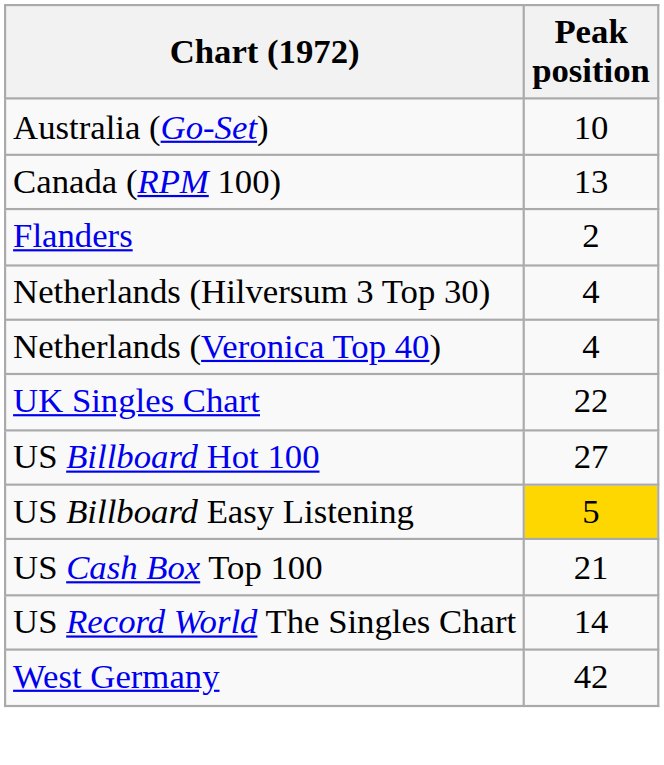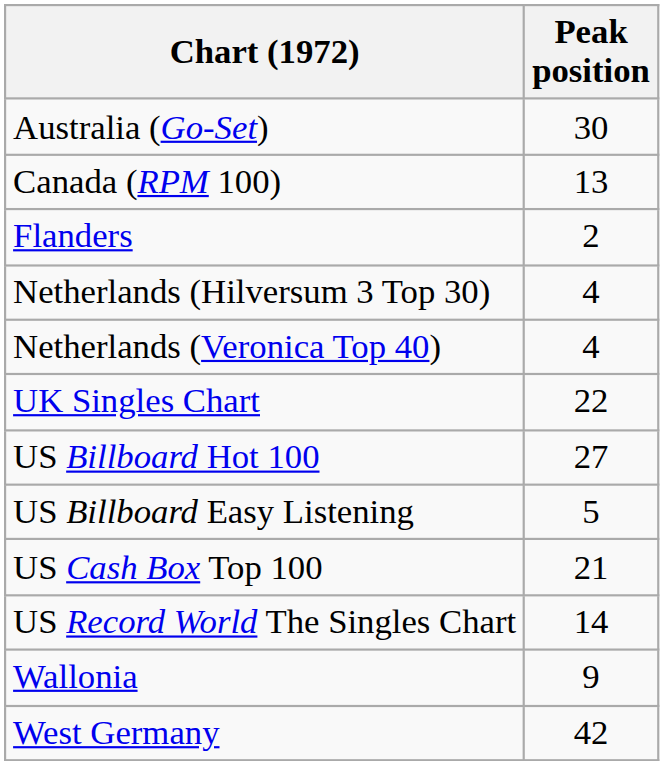(591, 126) 10 -> (591, 126) 30
(591, 511) gold background -> (591, 511) no background
+ row: (75, 676)
